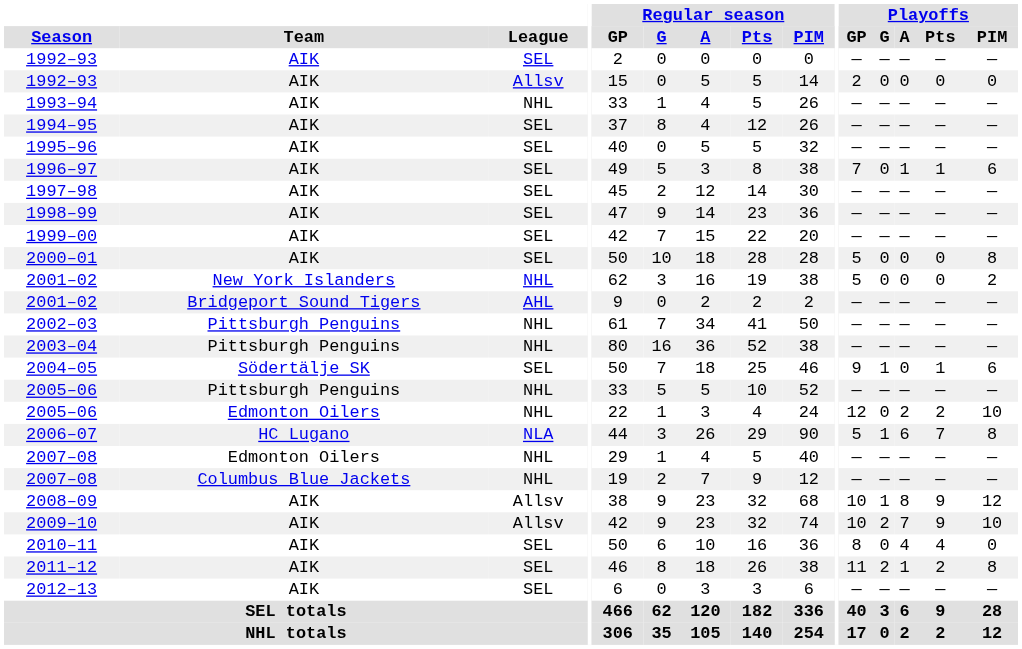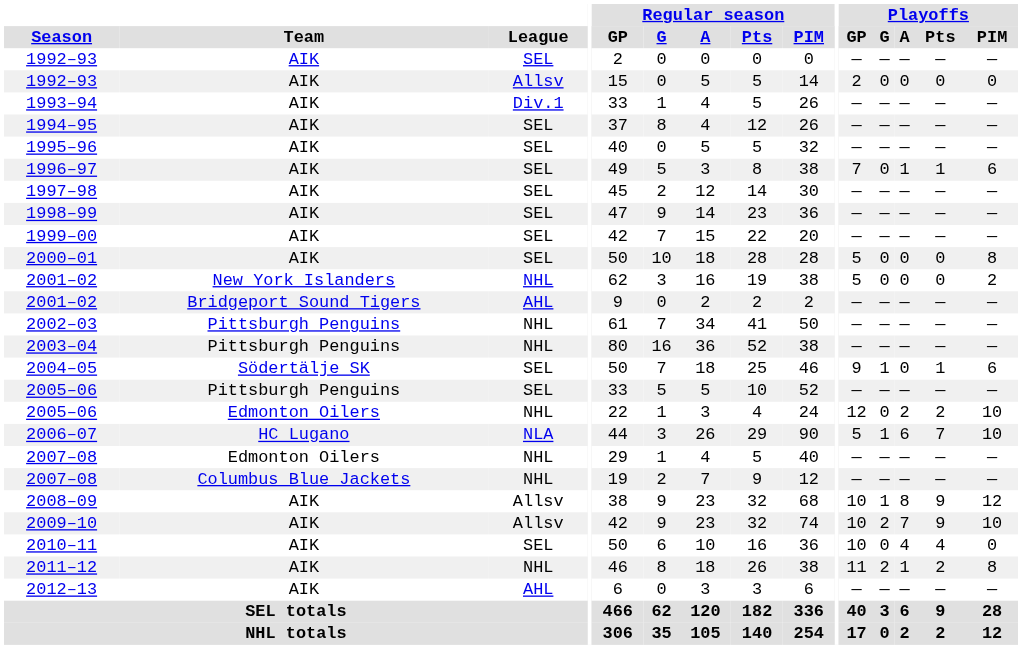(538, 103) NHL -> (538, 103) Div.1
(538, 391) NHL -> (538, 391) SEL
(992, 435) 8 -> (992, 435) 10
(857, 545) 8 -> (857, 545) 10
(538, 568) SEL -> (538, 568) NHL
(538, 590) SEL -> (538, 590) AHL
